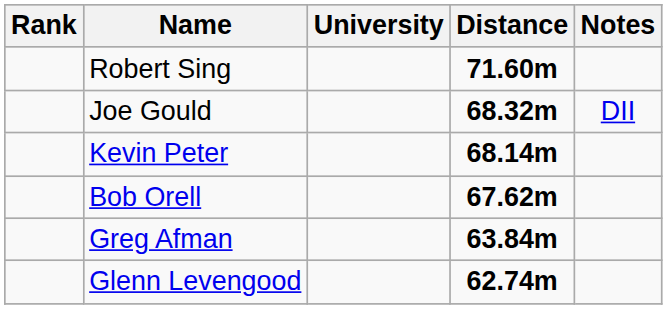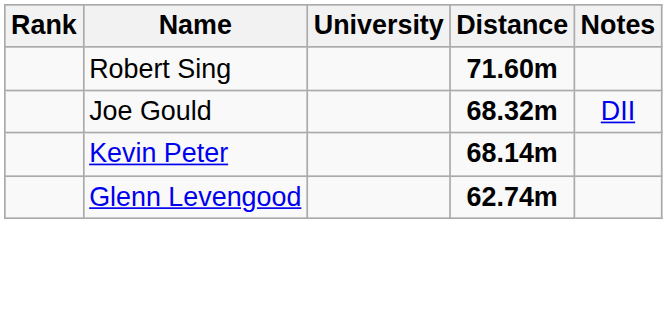- row: (145, 196)
- row: (161, 238)
